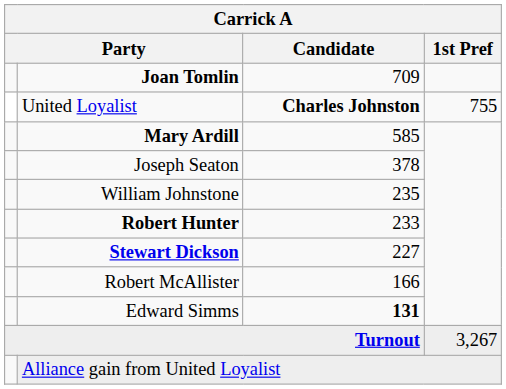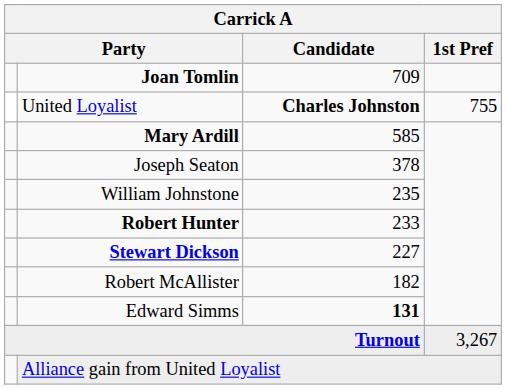(406, 281) 166 -> (406, 281) 182
